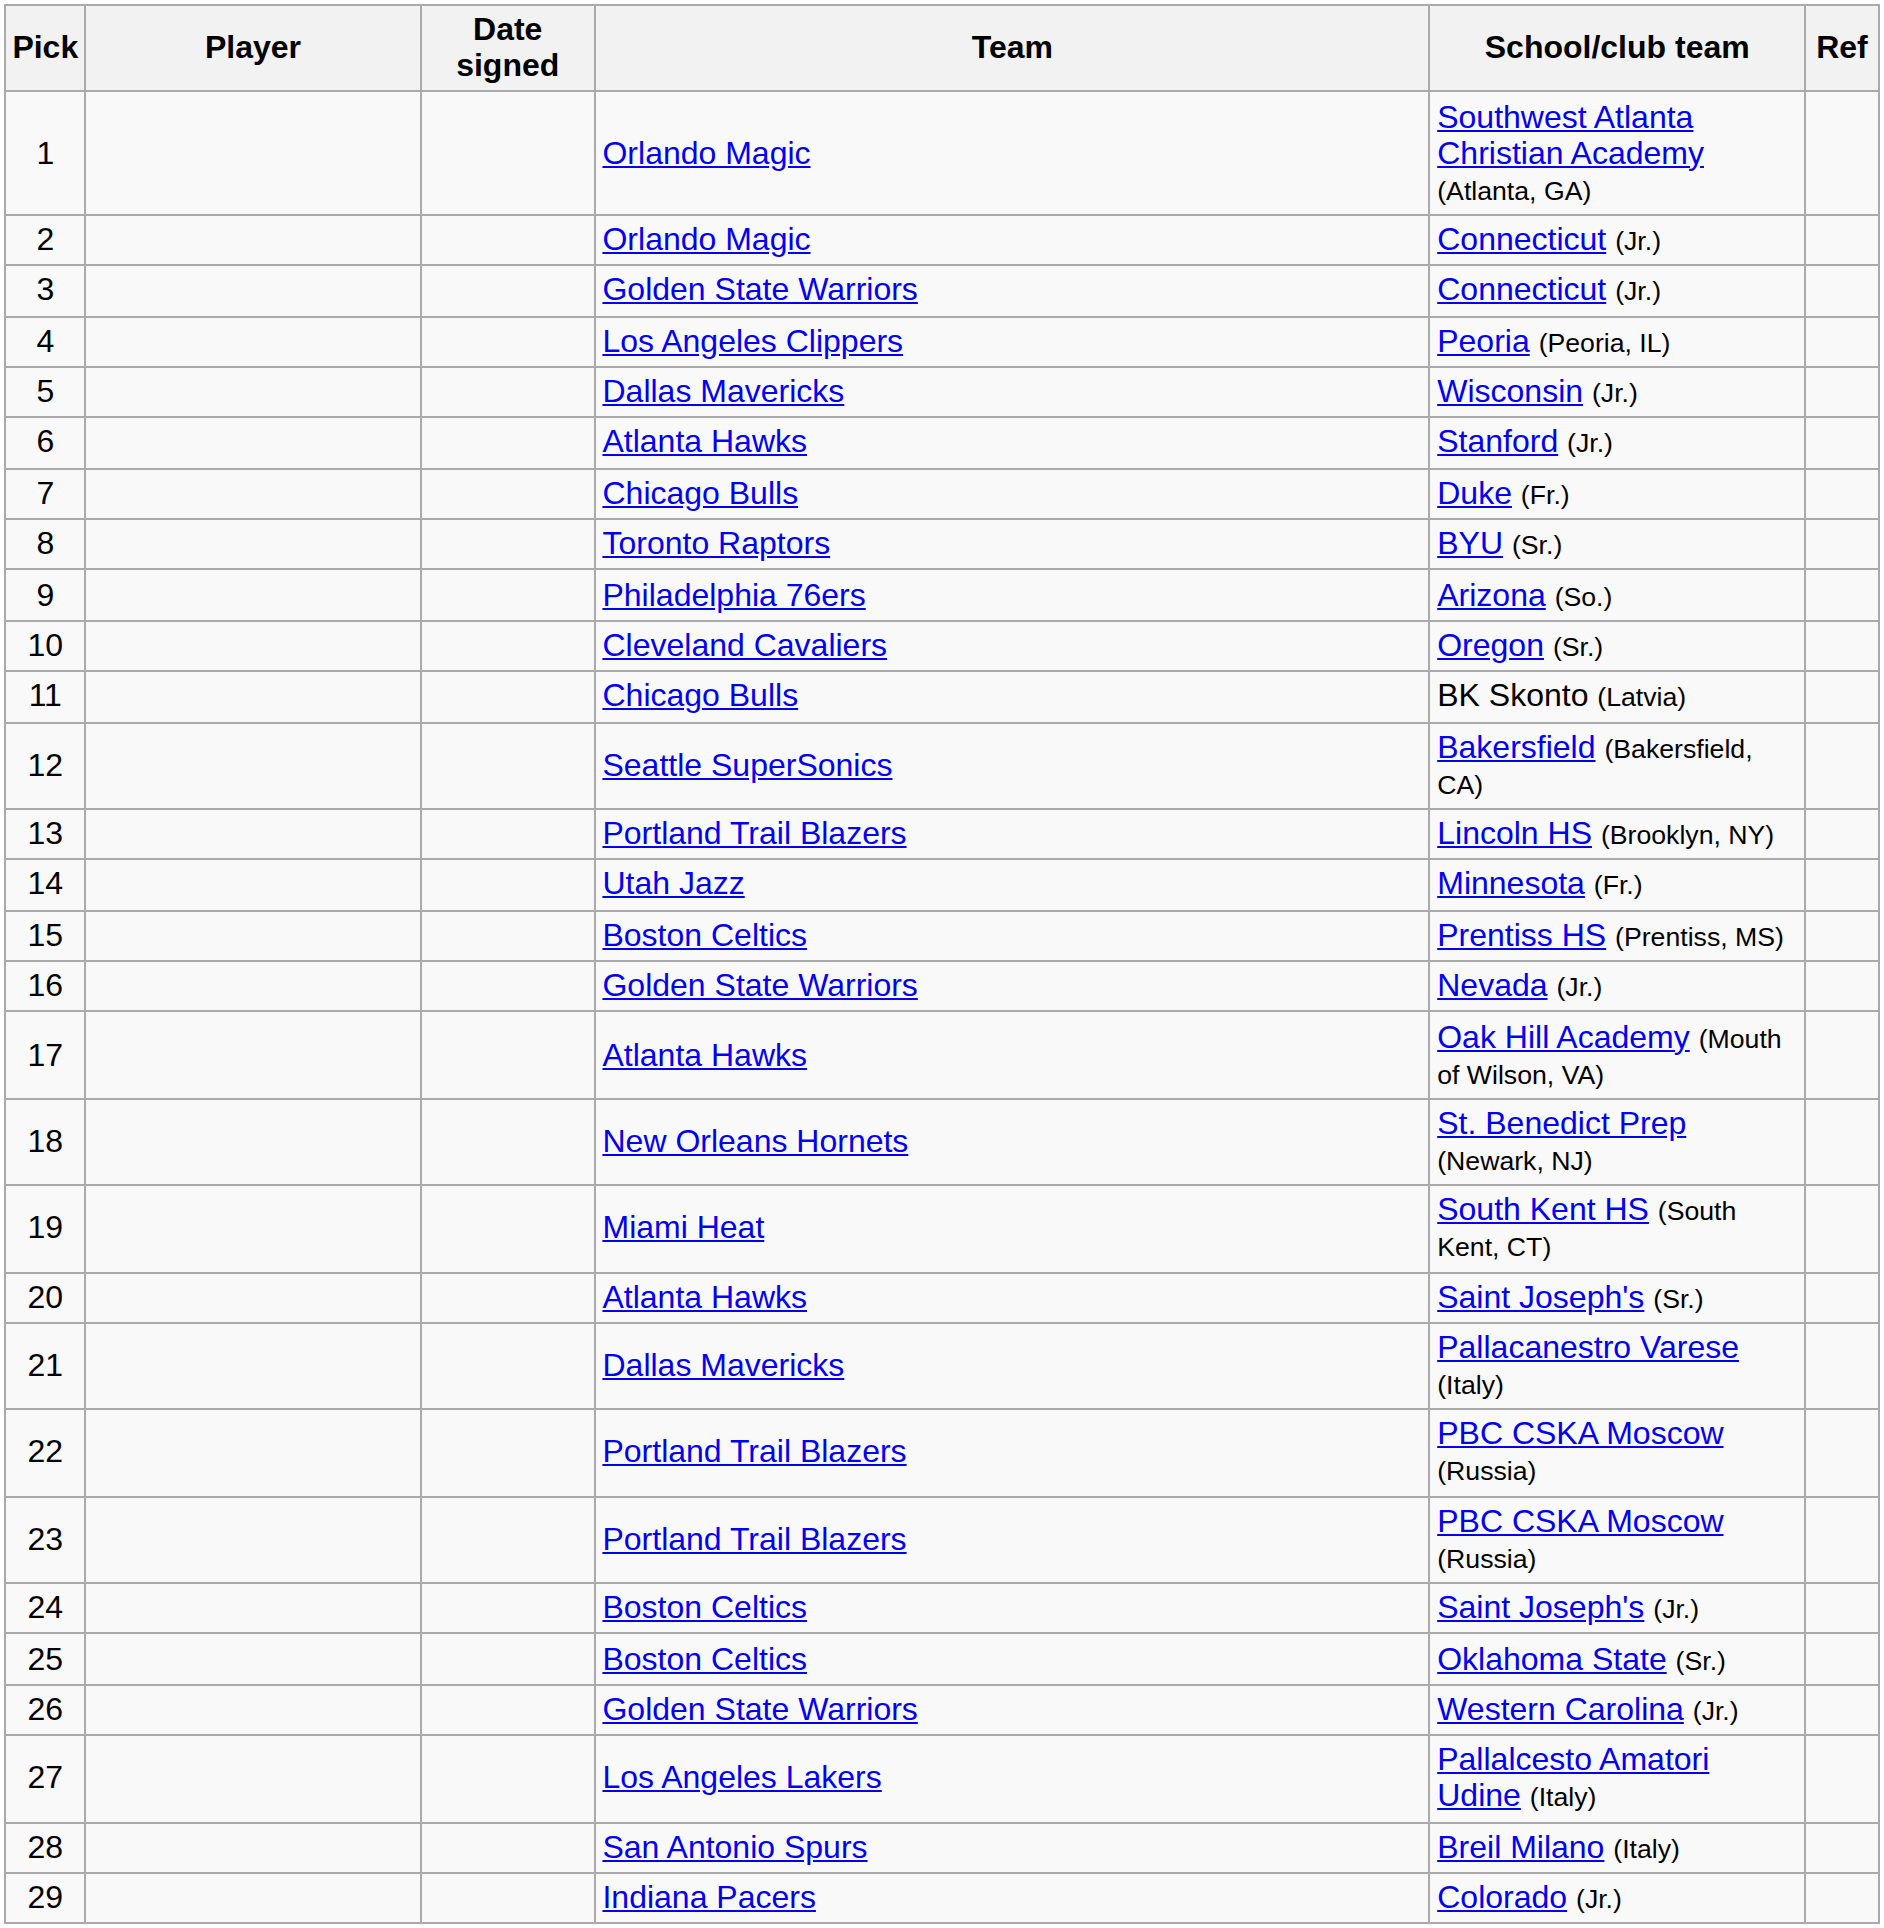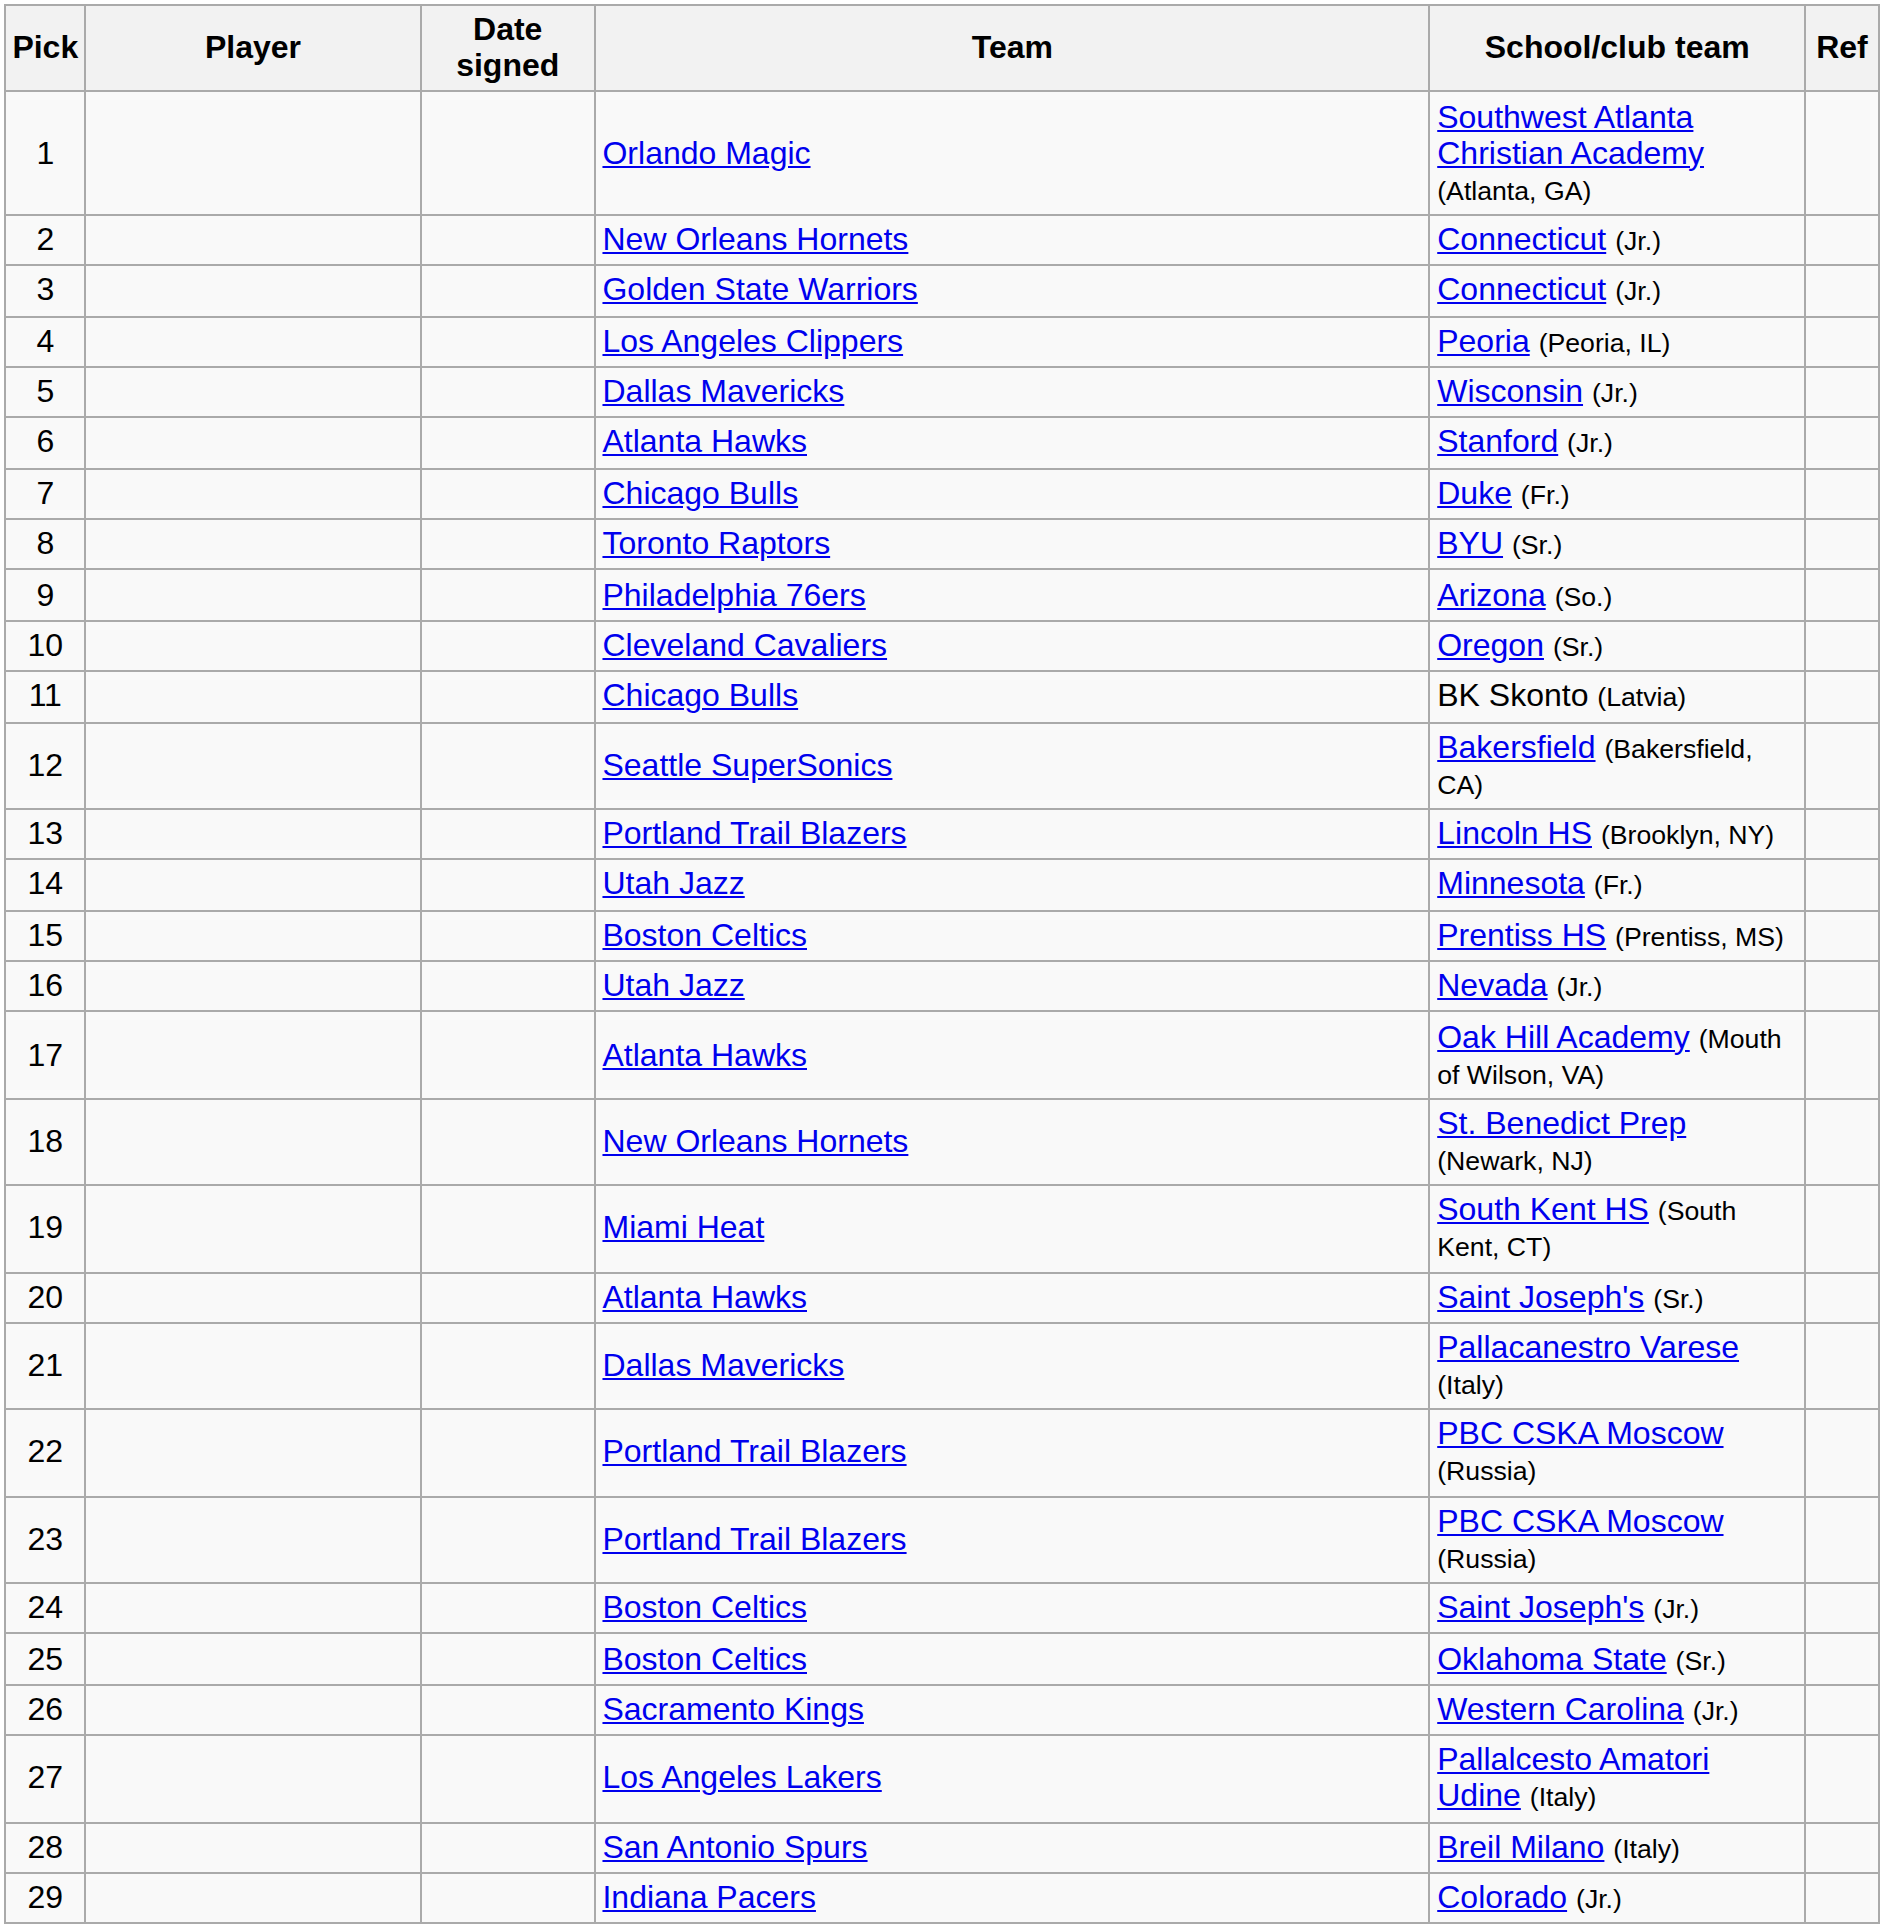(707, 239) Orlando Magic -> (755, 239) New Orleans Hornets
(760, 985) Golden State Warriors -> (674, 985) Utah Jazz
(760, 1709) Golden State Warriors -> (733, 1709) Sacramento Kings
